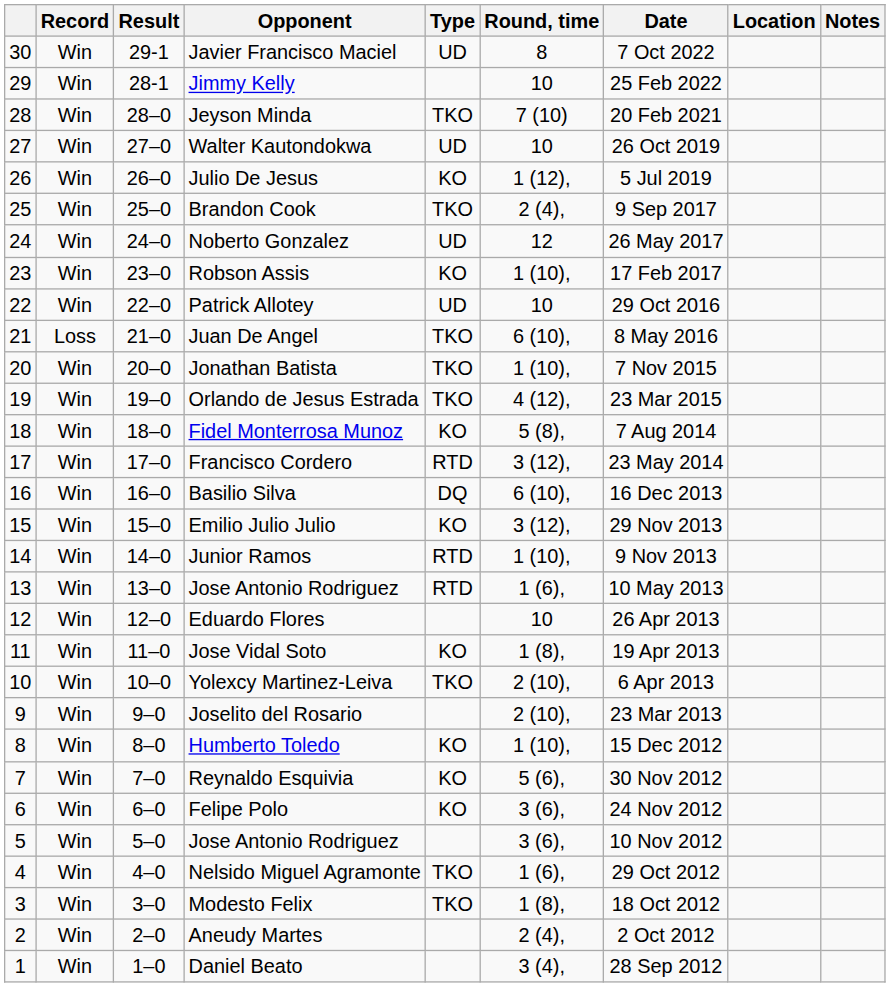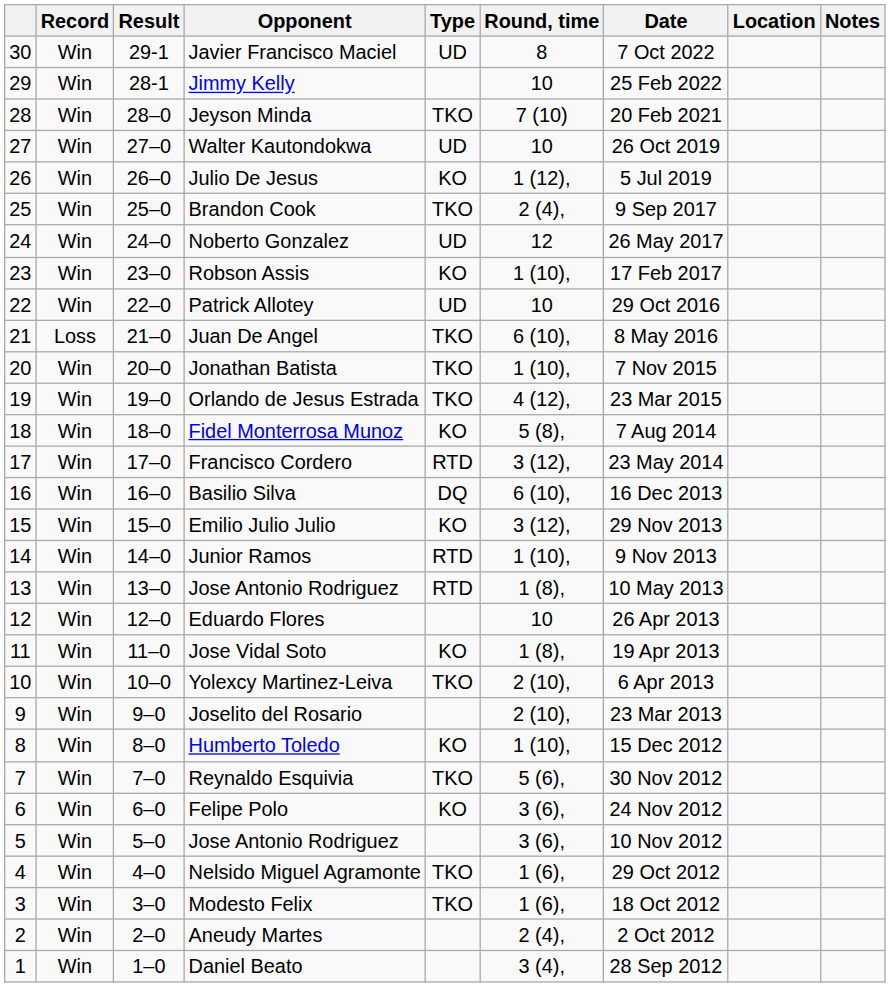(542, 588) 1 (6), -> (542, 588) 1 (8),
(453, 777) KO -> (453, 777) TKO
(542, 903) 1 (8), -> (542, 903) 1 (6),
